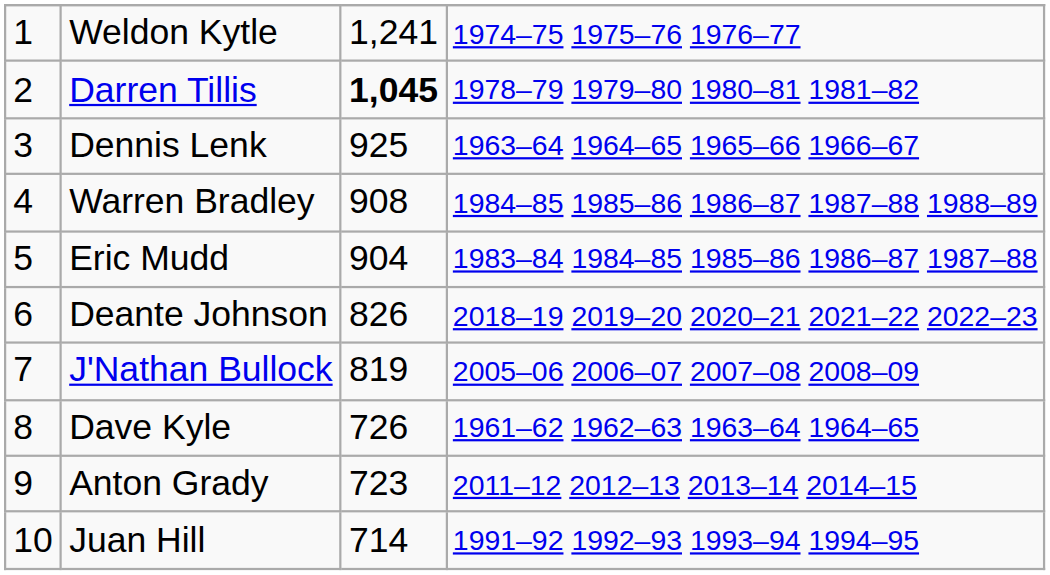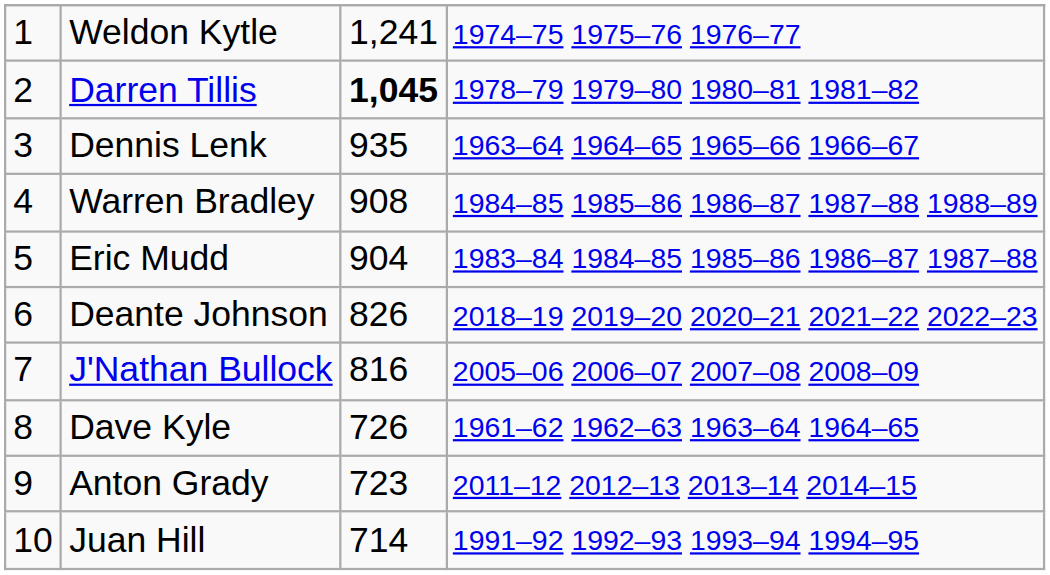(379, 145) 925 -> (379, 145) 935
(379, 370) 819 -> (379, 370) 816
